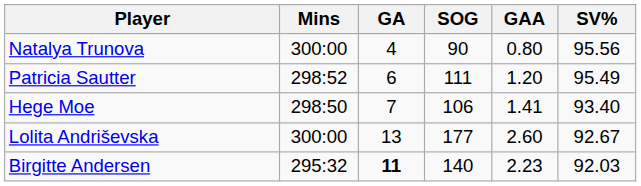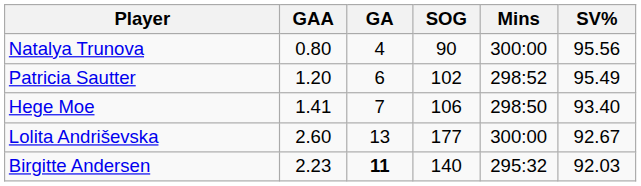columns swapped: (319, 19) <-> (524, 19)
(458, 78) 111 -> (446, 78) 102
